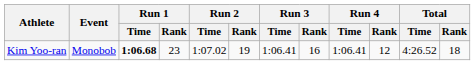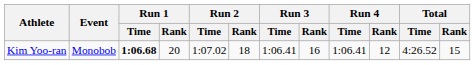(174, 50) 23 -> (174, 50) 20
(244, 50) 19 -> (244, 50) 18
(454, 50) 18 -> (454, 50) 15
